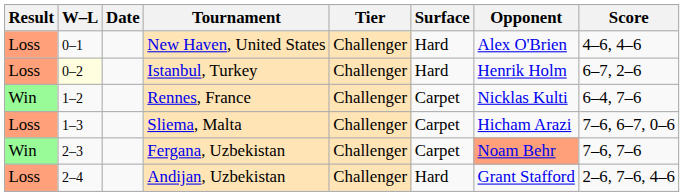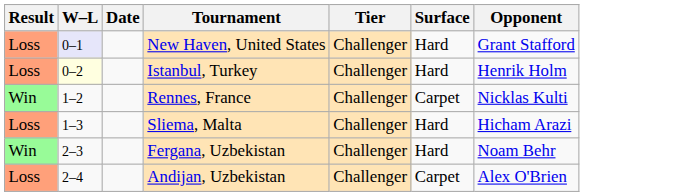- column: (629, 17)
(72, 45) no background -> (72, 45) lavender background
(522, 44) Alex O'Brien -> (526, 44) Grant Stafford
(437, 124) Carpet -> (432, 124) Hard
(437, 151) Carpet -> (432, 151) Hard
(517, 151) lightsalmon background -> (517, 151) no background
(432, 177) Hard -> (437, 177) Carpet
(526, 177) Grant Stafford -> (522, 177) Alex O'Brien
